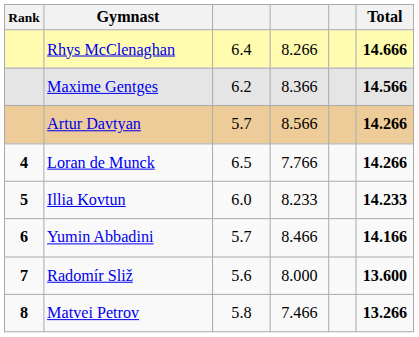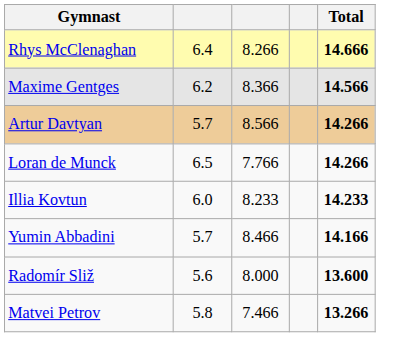- column: (24, 18)
